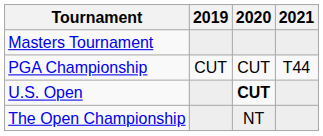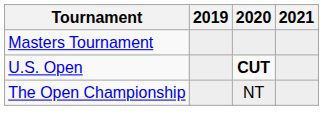- row: (78, 68)
